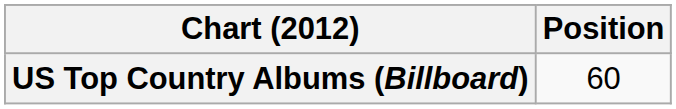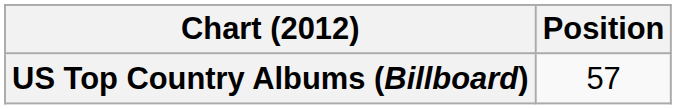(604, 77) 60 -> (604, 77) 57
